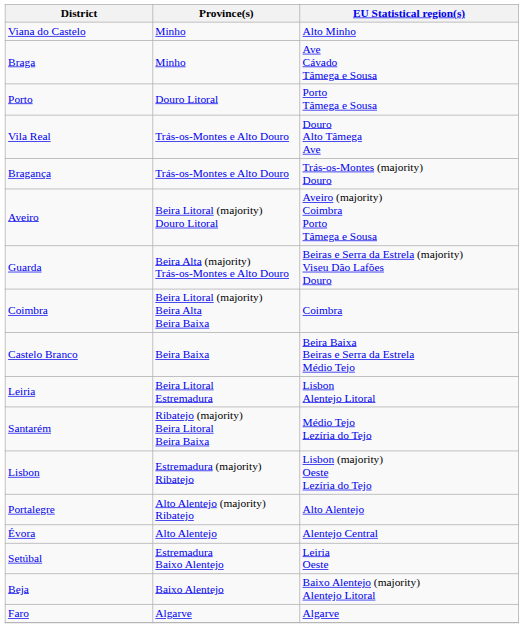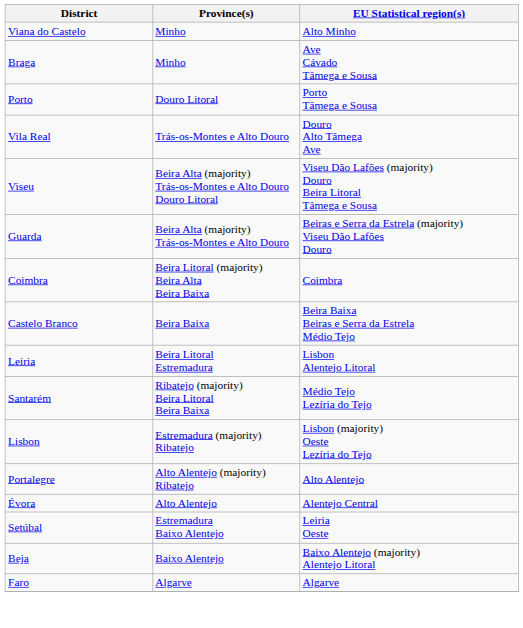- row: (30, 173)
- row: (23, 217)
+ row: (21, 186)
